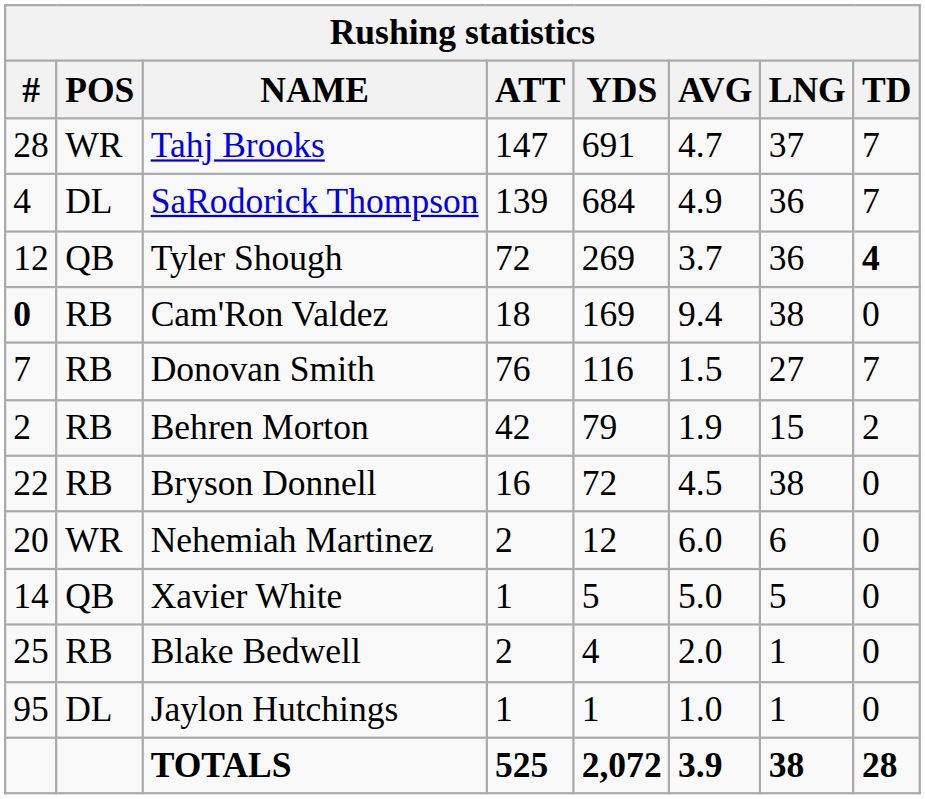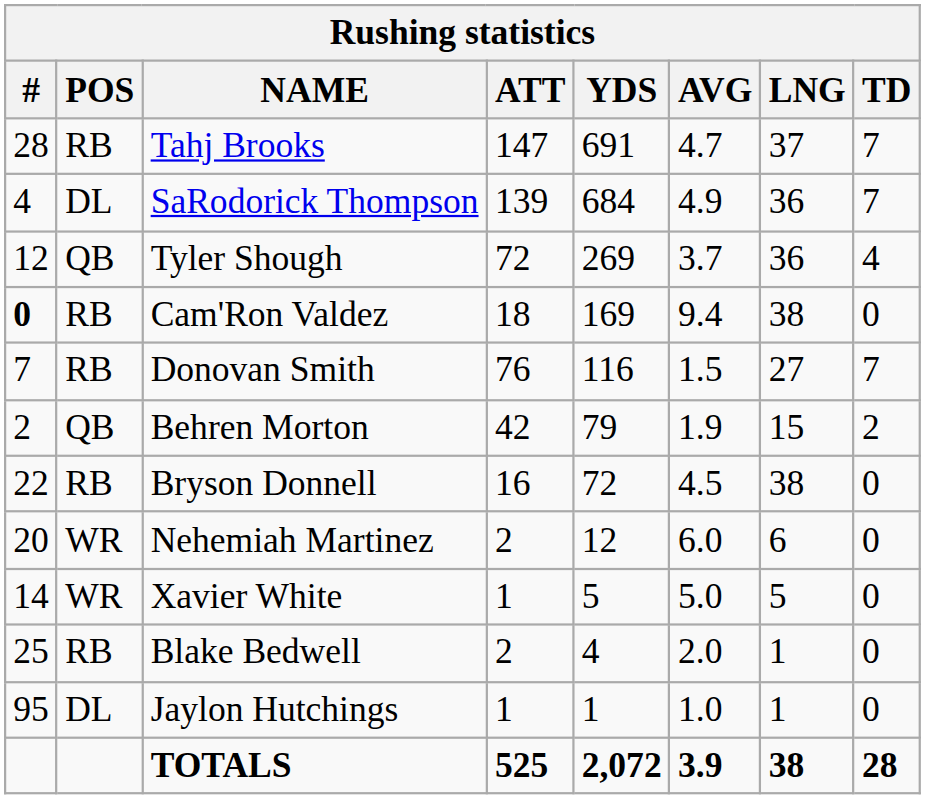(94, 145) WR -> (89, 145) RB
(871, 257) bold -> (871, 257) normal
(89, 426) RB -> (90, 426) QB
(90, 595) QB -> (94, 595) WR
